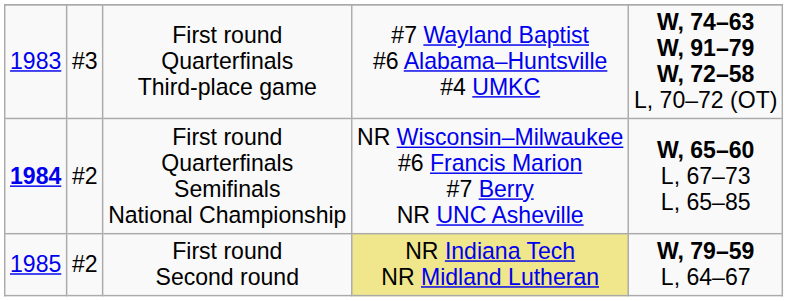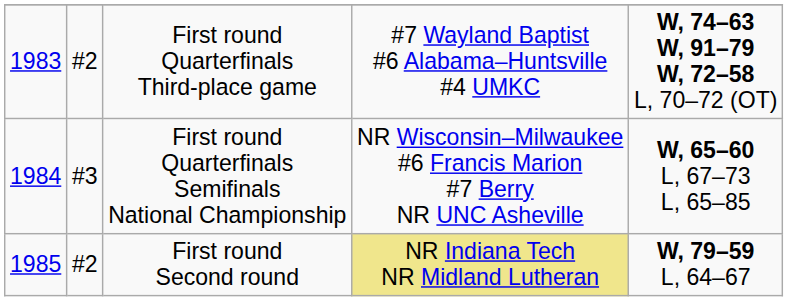(85, 61) #3 -> (85, 61) #2
(36, 175) bold -> (36, 175) normal
(85, 175) #2 -> (85, 175) #3
